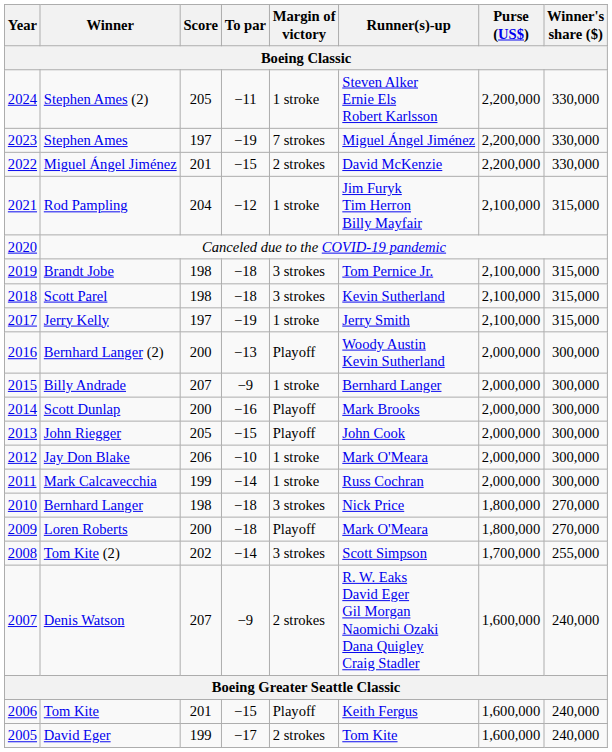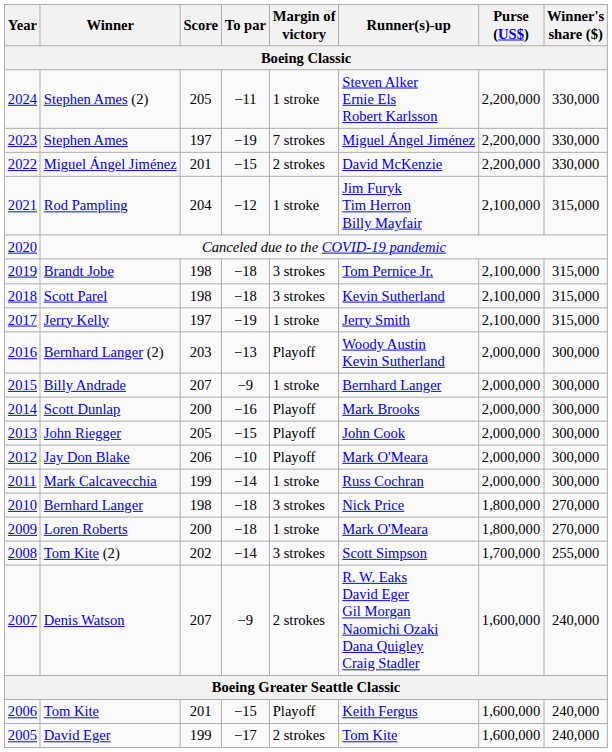(201, 352) 200 -> (201, 352) 203
(296, 457) 1 stroke -> (294, 457) Playoff
(294, 529) Playoff -> (296, 529) 1 stroke
